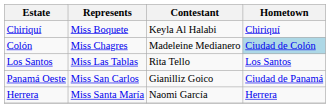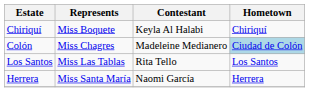- row: (36, 78)
